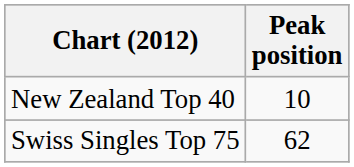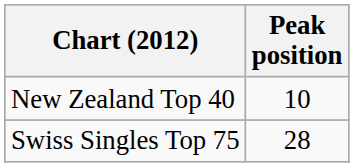(297, 140) 62 -> (297, 140) 28
